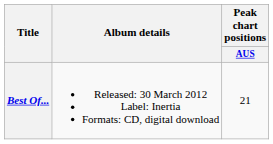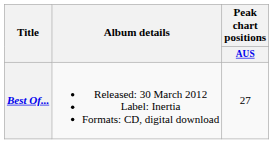(245, 100) 21 -> (245, 100) 27
